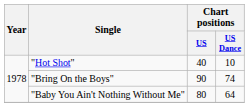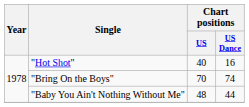(230, 63) 10 -> (230, 63) 16
(201, 78) 90 -> (201, 78) 70
(201, 94) 80 -> (201, 94) 48
(230, 94) 64 -> (230, 94) 44
